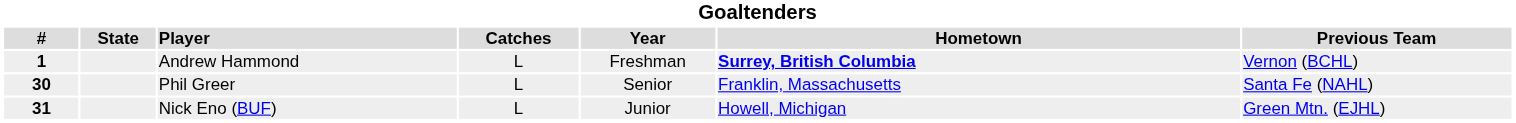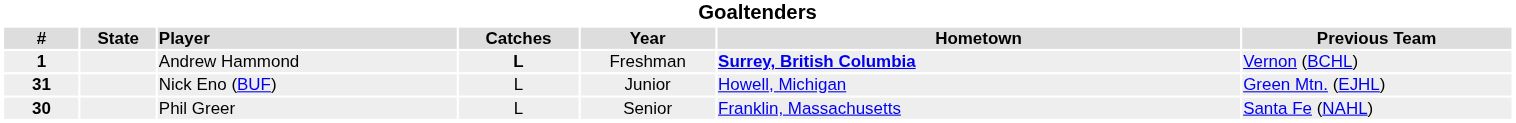(519, 61) normal -> (519, 61) bold
rows swapped: (197, 84) <-> (218, 108)
